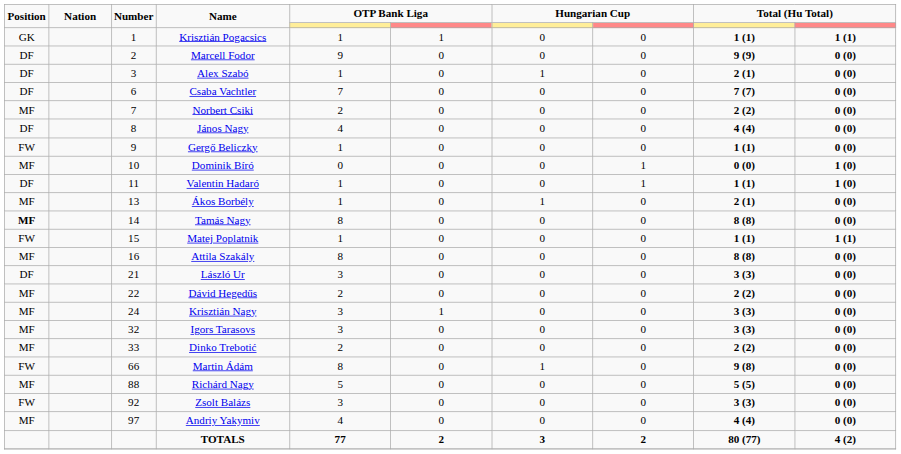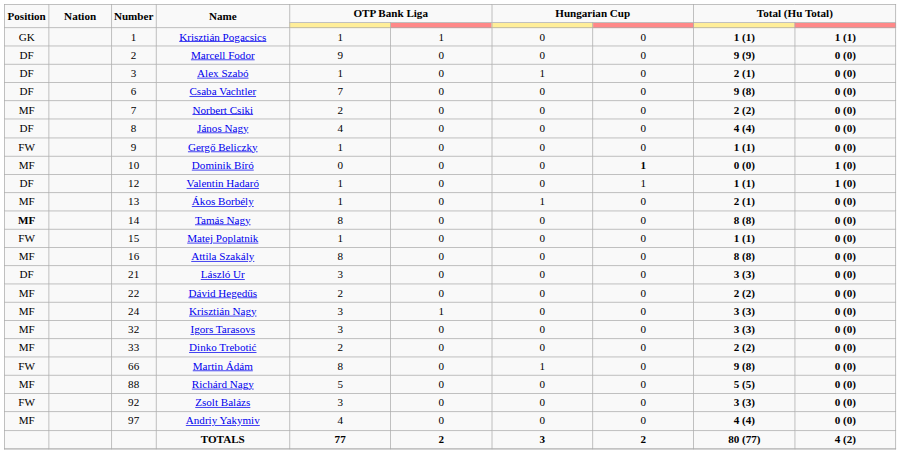(744, 92) 7 (7) -> (744, 92) 9 (8)
(643, 165) normal -> (643, 165) bold
(134, 183) 11 -> (134, 183) 12
(845, 238) 1 (1) -> (845, 238) 0 (0)
